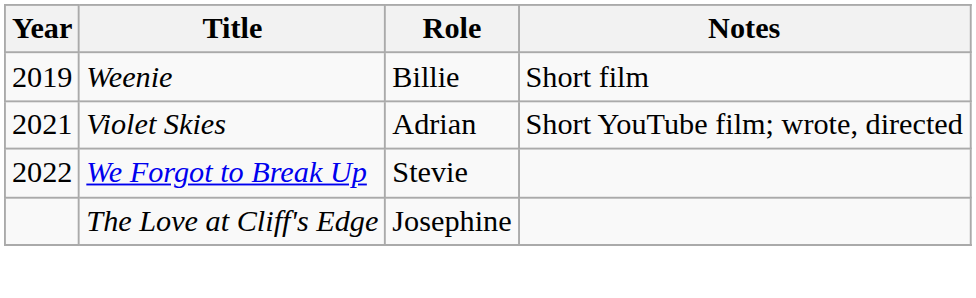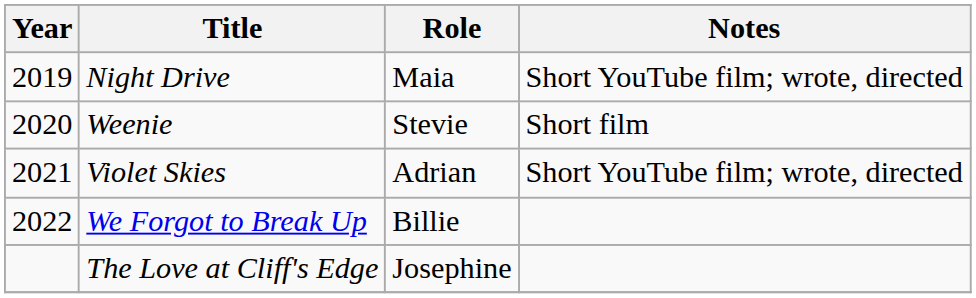+ row: (158, 76)
(42, 76) 2019 -> (42, 124) 2020
(426, 76) Billie -> (430, 124) Stevie
(430, 172) Stevie -> (426, 220) Billie
